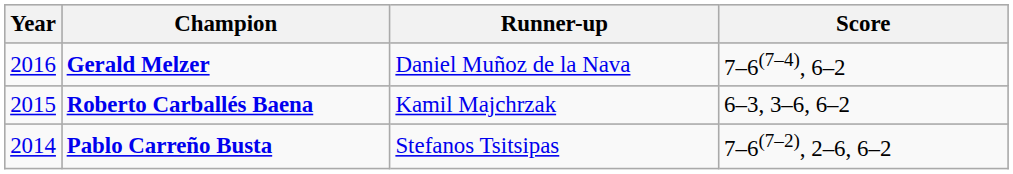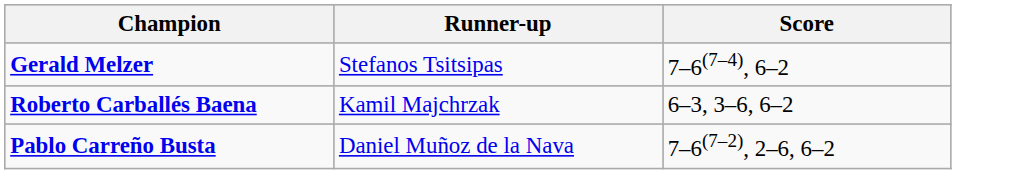- column: (33, 23)
(513, 64) Daniel Muñoz de la Nava -> (421, 64) Stefanos Tsitsipas
(477, 146) Stefanos Tsitsipas -> (456, 146) Daniel Muñoz de la Nava
